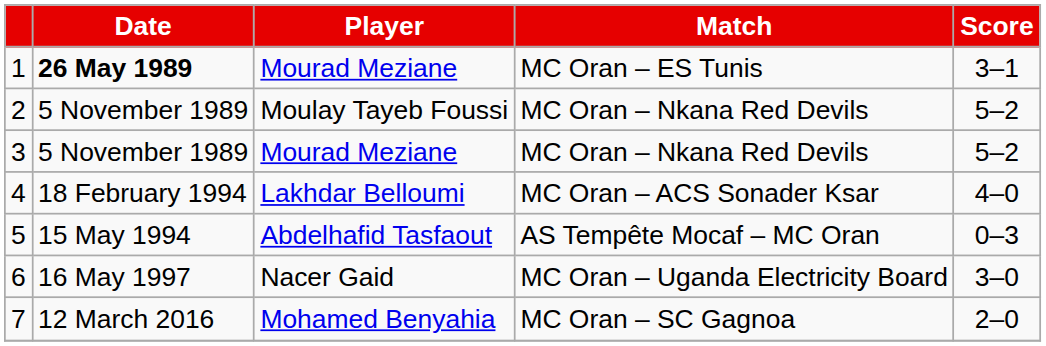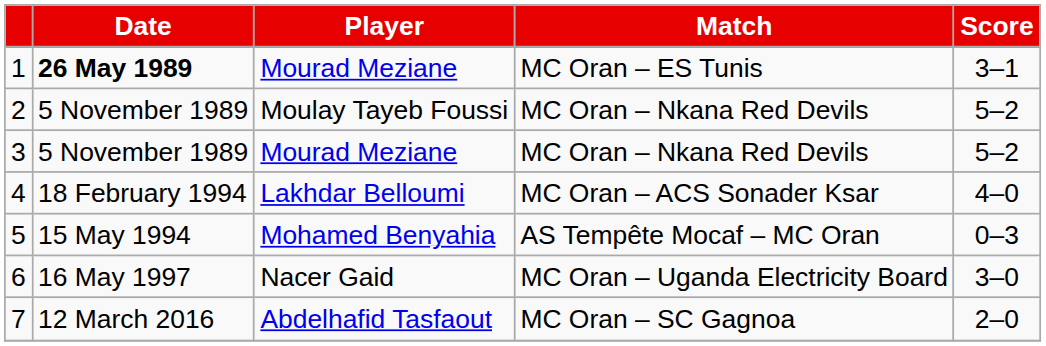(376, 235) Abdelhafid Tasfaout -> (378, 235) Mohamed Benyahia
(378, 319) Mohamed Benyahia -> (376, 319) Abdelhafid Tasfaout
